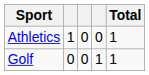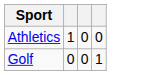- column: (125, 15)
